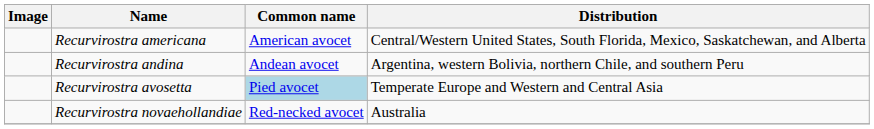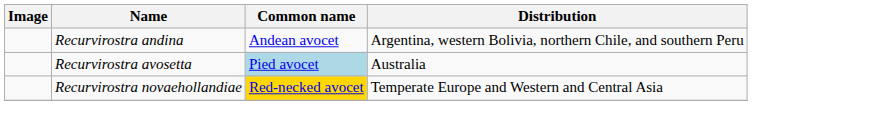- row: (131, 40)
(517, 87) Temperate Europe and Western and Central Asia -> (398, 64) Australia
(306, 111) no background -> (306, 87) gold background
(398, 111) Australia -> (517, 87) Temperate Europe and Western and Central Asia
